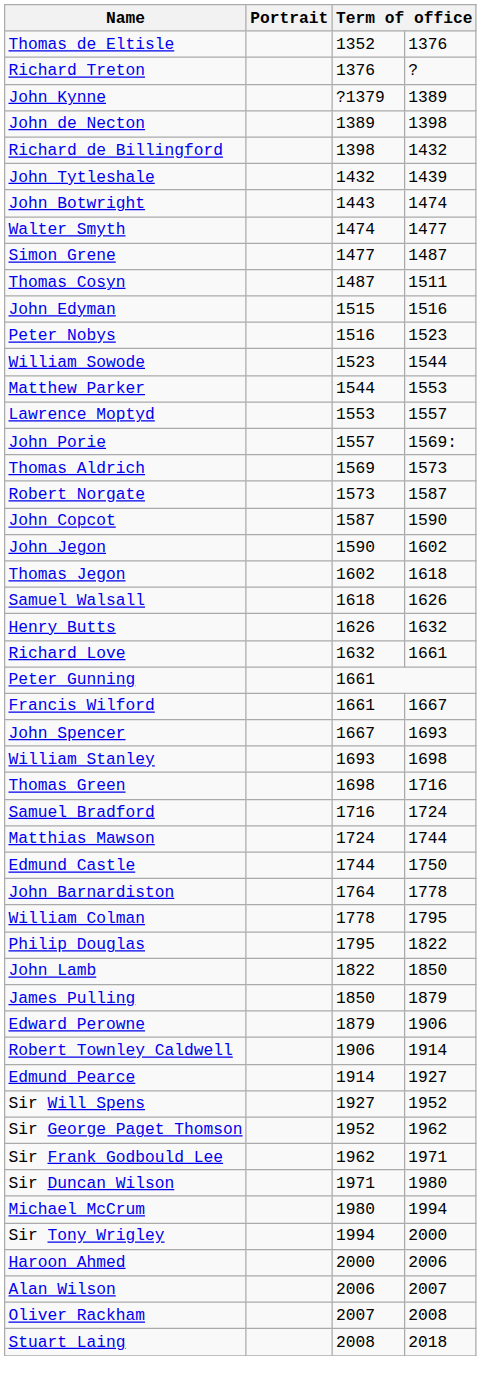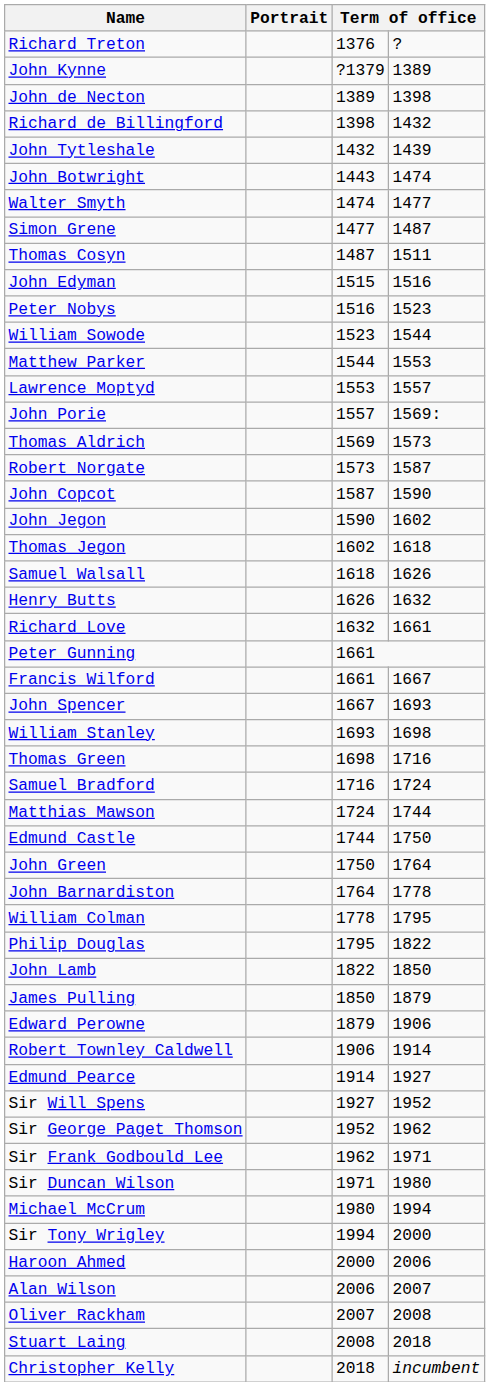- row: (91, 44)
+ row: (57, 865)
+ row: (91, 1369)
